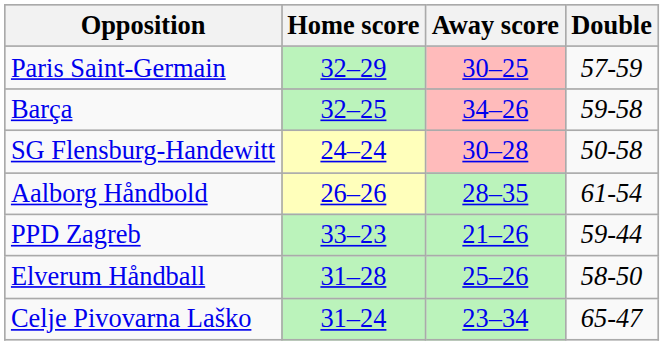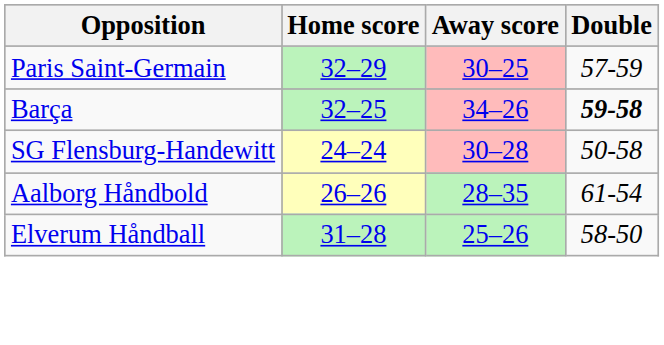(612, 109) normal -> (612, 109) bold
- row: (76, 234)
- row: (131, 318)
